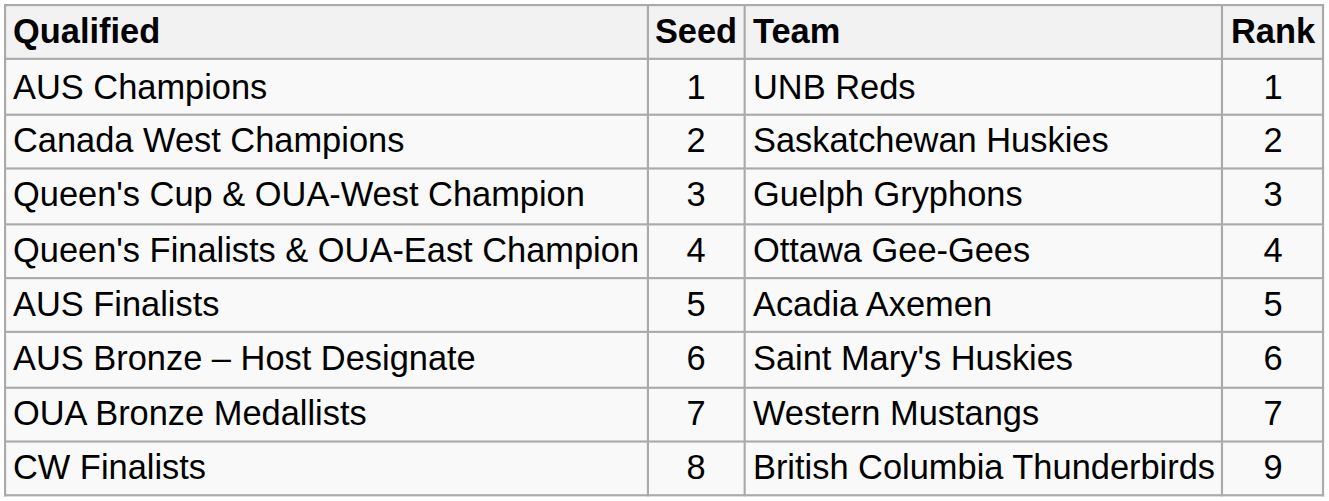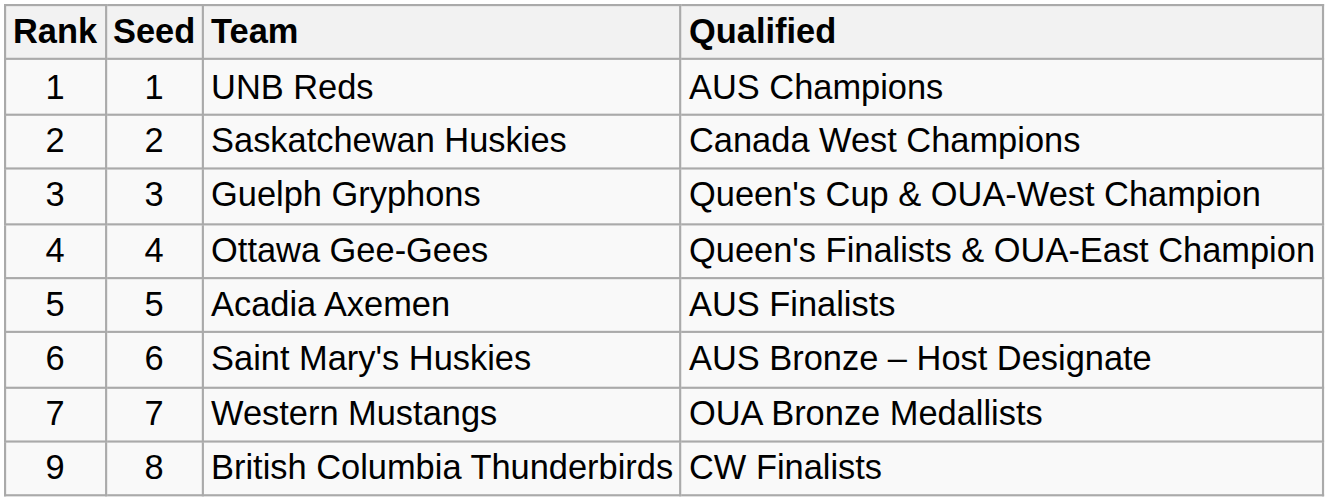columns swapped: (1273, 31) <-> (87, 31)
